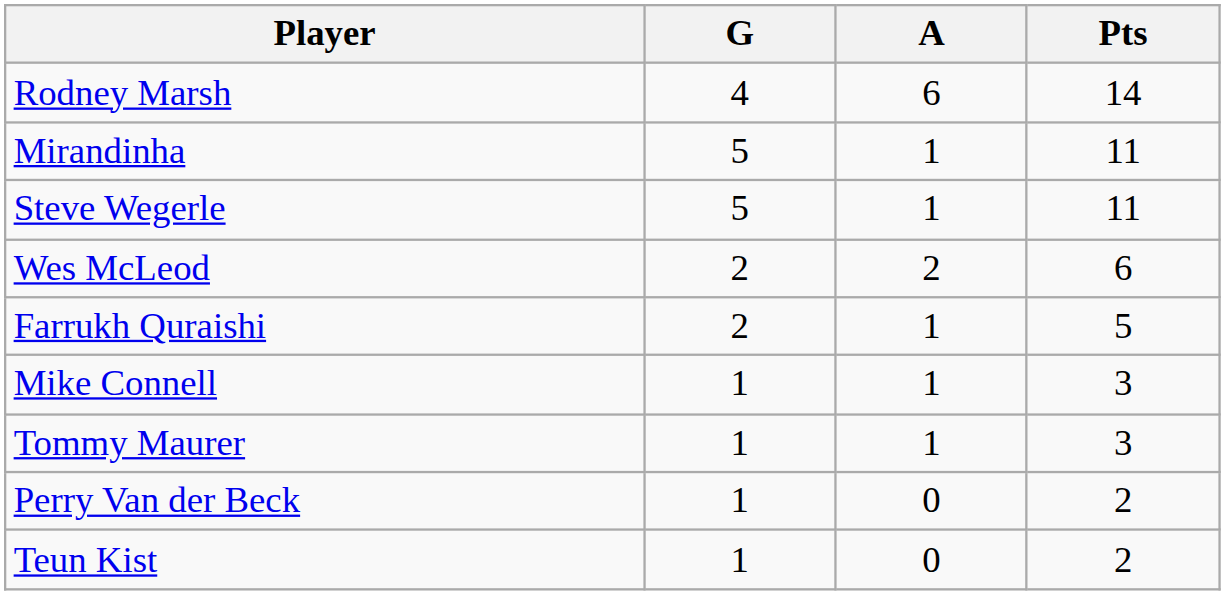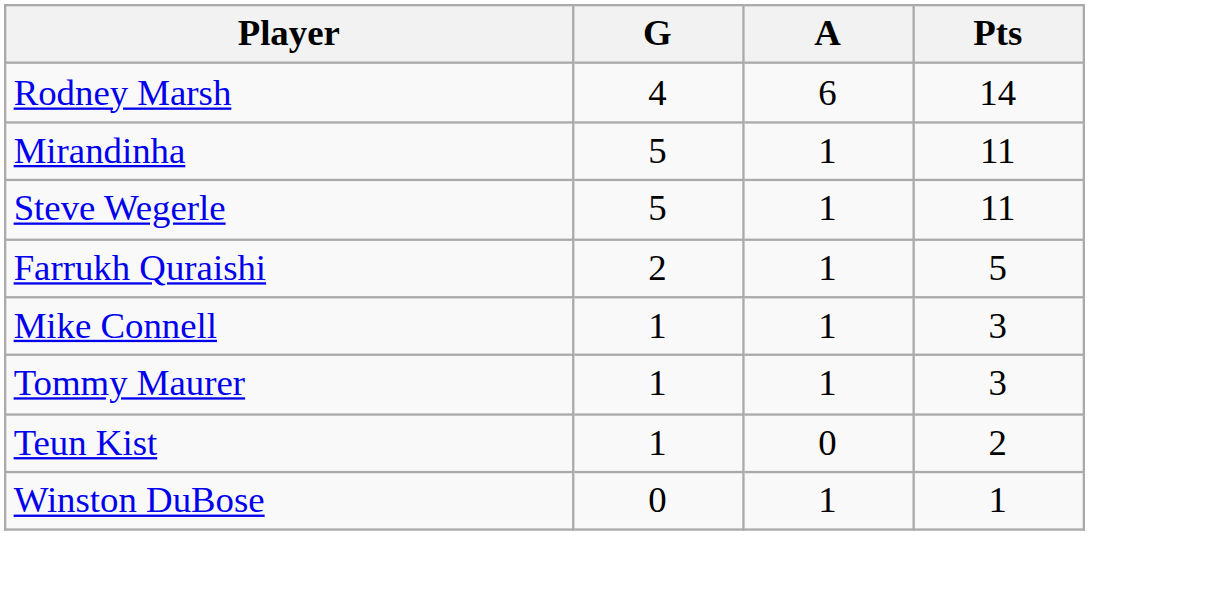- row: (112, 267)
- row: (157, 500)
+ row: (139, 500)
